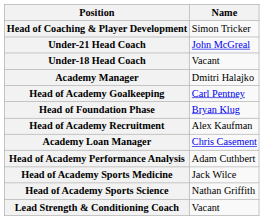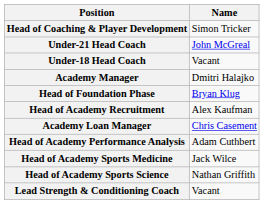- row: (97, 93)
